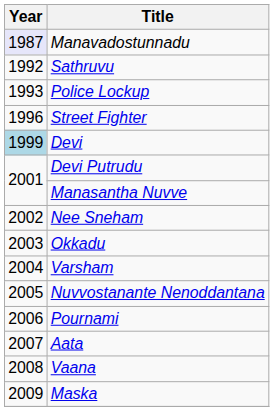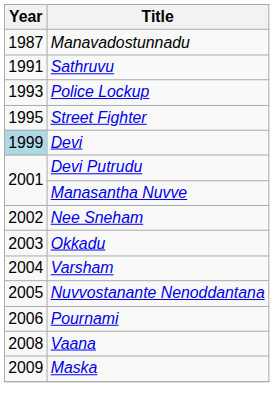(26, 42) lavender background -> (26, 42) no background
(26, 67) 1992 -> (26, 67) 1991
(26, 117) 1996 -> (26, 117) 1995
- row: (67, 343)
